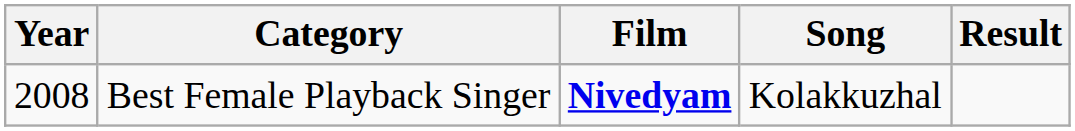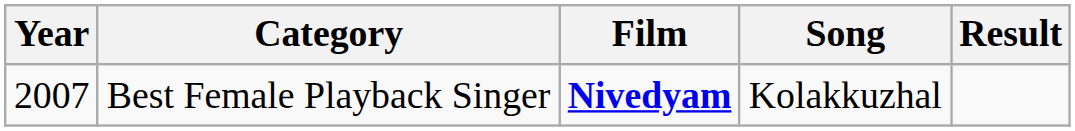(52, 94) 2008 -> (52, 94) 2007
